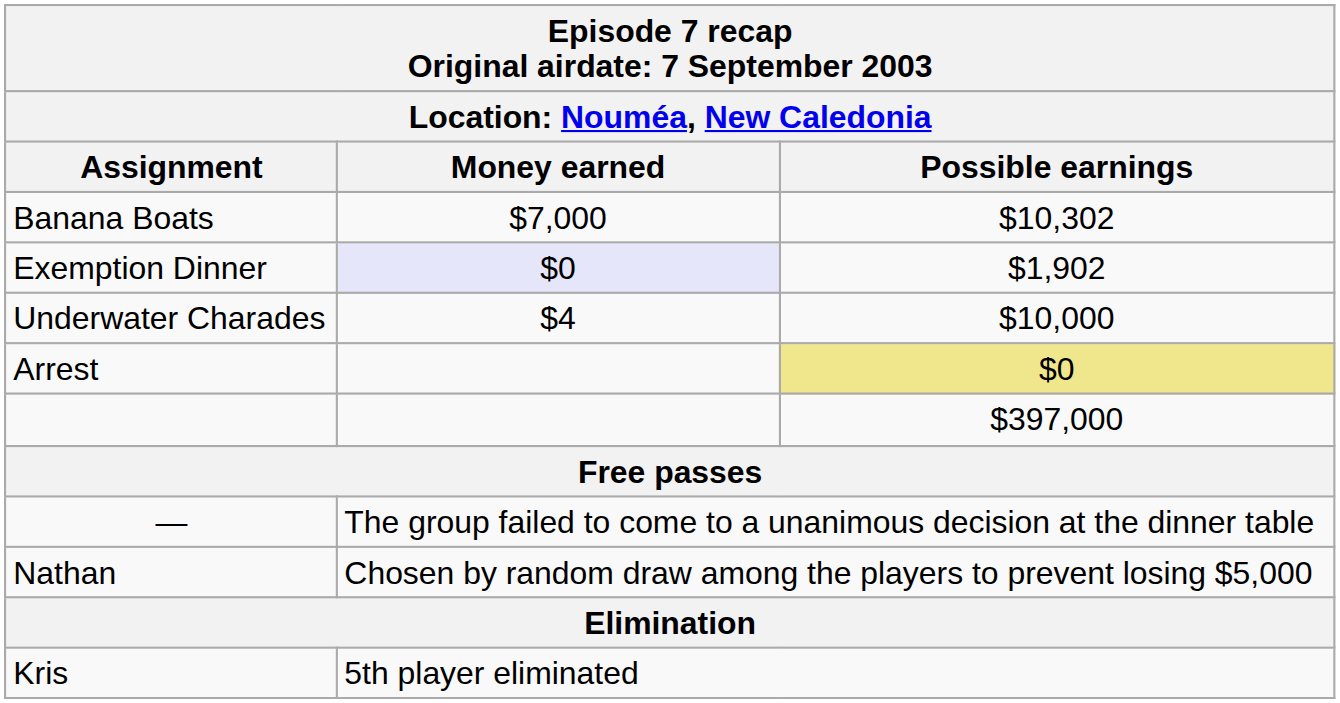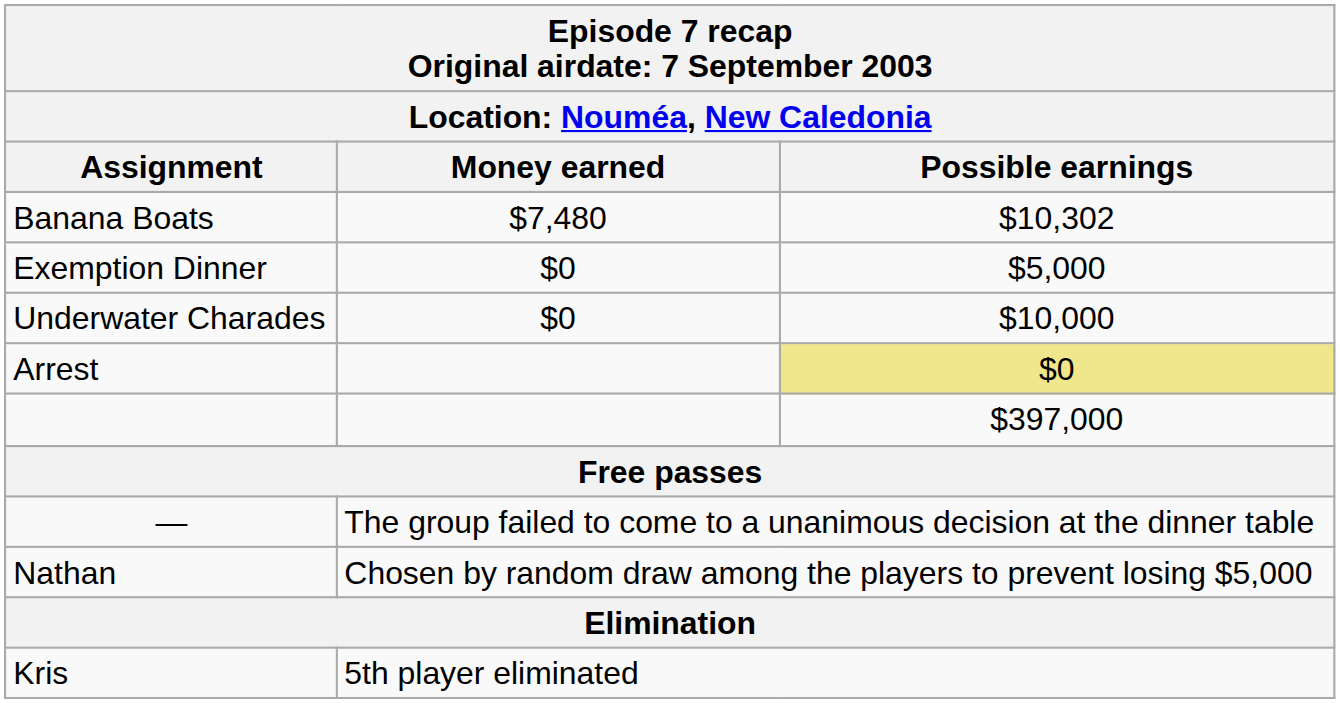(558, 218) $7,000 -> (558, 218) $7,480
(558, 268) lavender background -> (558, 268) no background
(1057, 268) $1,902 -> (1057, 268) $5,000
(558, 319) $4 -> (558, 319) $0
